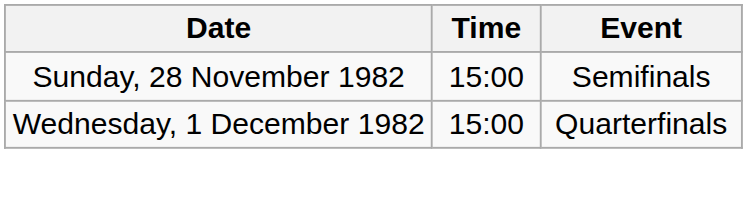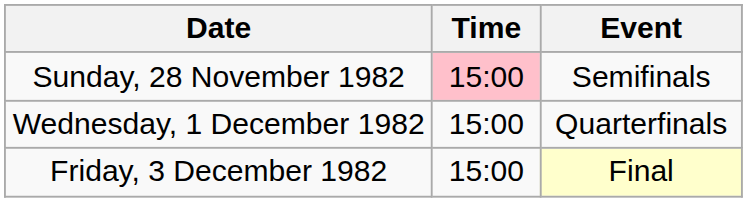(486, 76) no background -> (486, 76) pink background
+ row: (219, 171)
